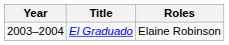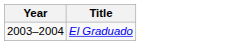- column: (179, 13)
